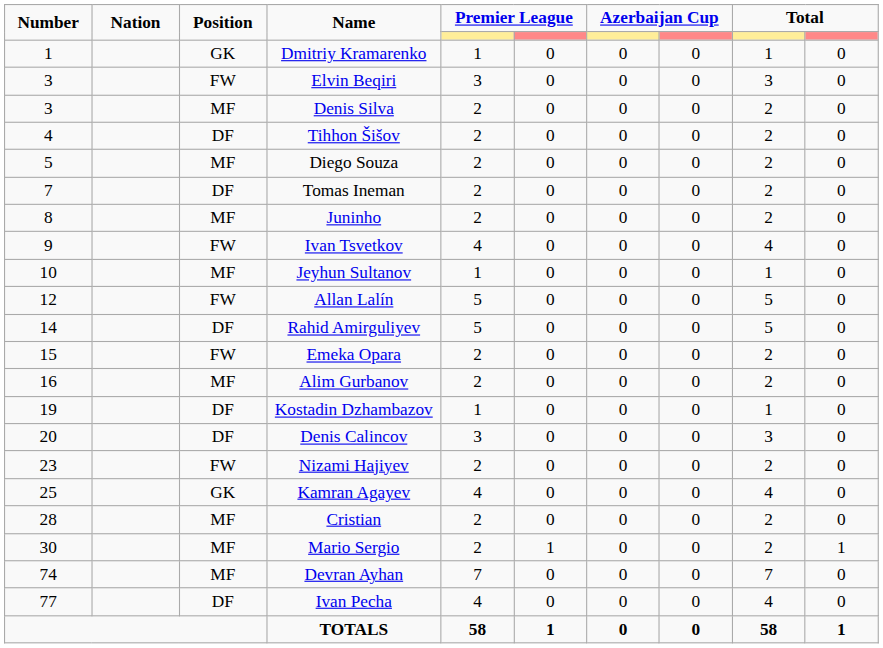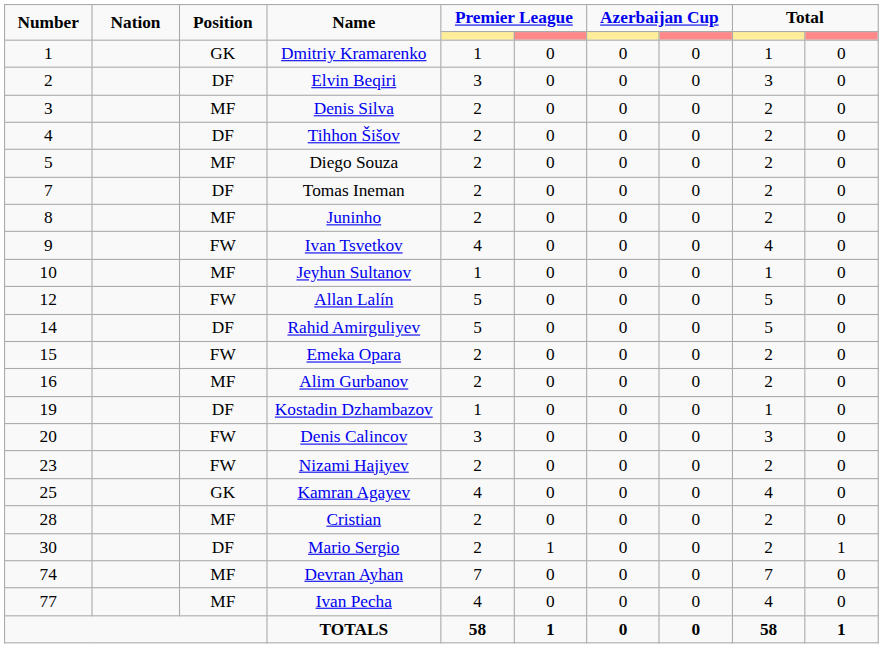(48, 80) 3 -> (48, 80) 2
(223, 80) FW -> (223, 80) DF
(223, 437) DF -> (223, 437) FW
(223, 546) MF -> (223, 546) DF
(223, 601) DF -> (223, 601) MF
